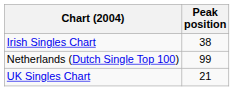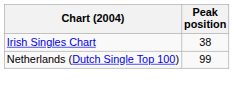- row: (49, 77)
